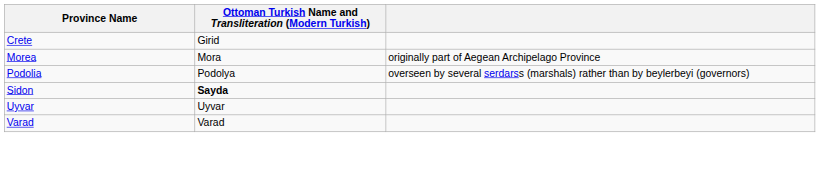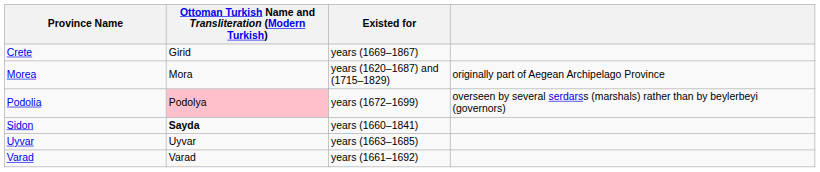+ column: (389, 24)
(216, 73) no background -> (188, 103) pink background
